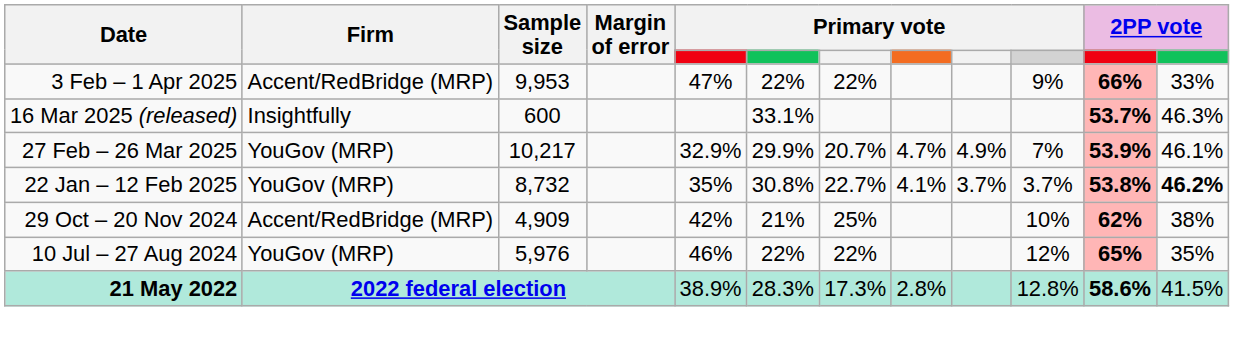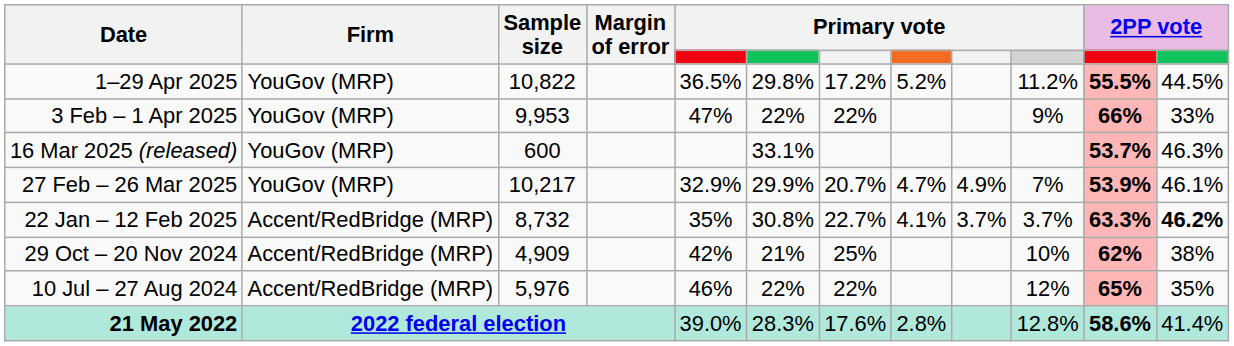+ row: (166, 81)
(370, 81) Accent/RedBridge (MRP) -> (321, 116) YouGov (MRP)
(299, 116) Insightfully -> (321, 151) YouGov (MRP)
(321, 185) YouGov (MRP) -> (370, 220) Accent/RedBridge (MRP)
(1120, 185) 53.8% -> (1120, 220) 63.3%
(321, 254) YouGov (MRP) -> (370, 289) Accent/RedBridge (MRP)
(711, 289) 38.9% -> (711, 323) 39.0%
(855, 289) 17.3% -> (855, 323) 17.6%
(1192, 289) 41.5% -> (1192, 323) 41.4%
